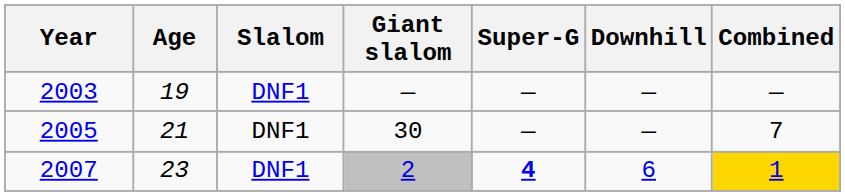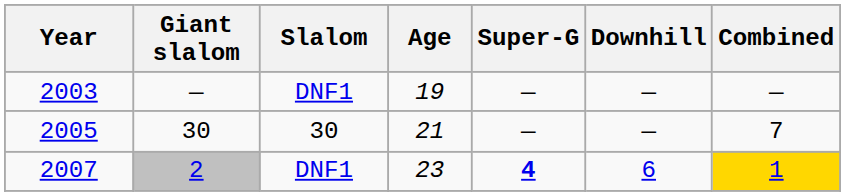columns swapped: (175, 39) <-> (408, 39)
(280, 131) DNF1 -> (324, 131) 30
